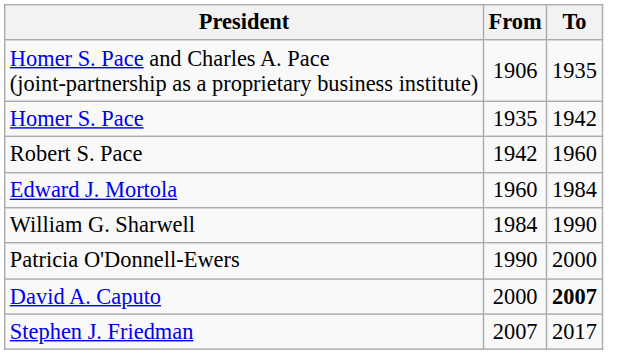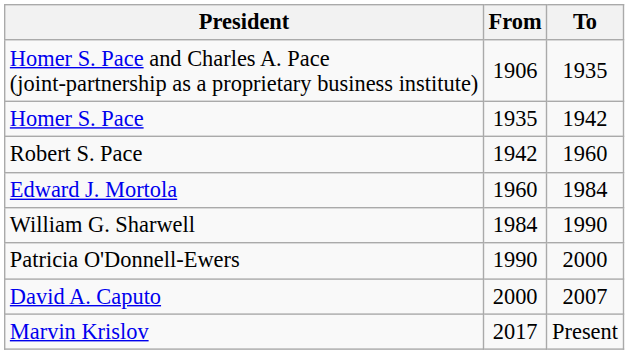(574, 296) bold -> (585, 296) normal
- row: (102, 331)
+ row: (79, 331)
